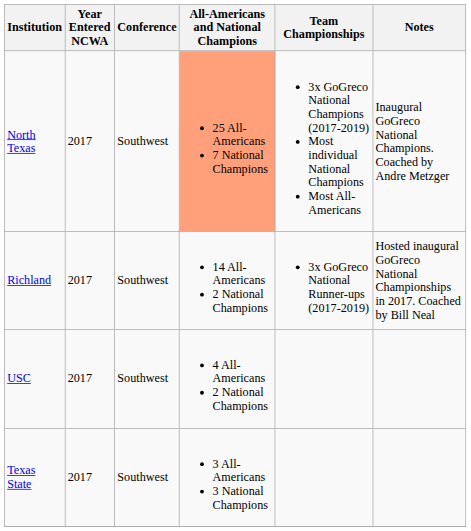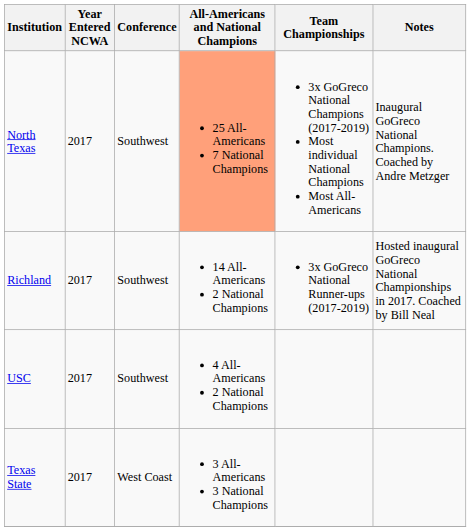(143, 477) Southwest -> (145, 477) West Coast
